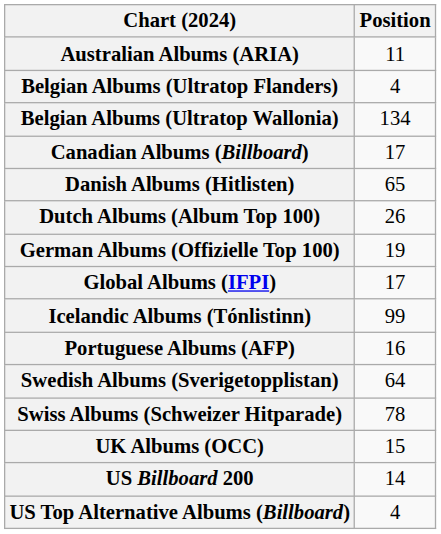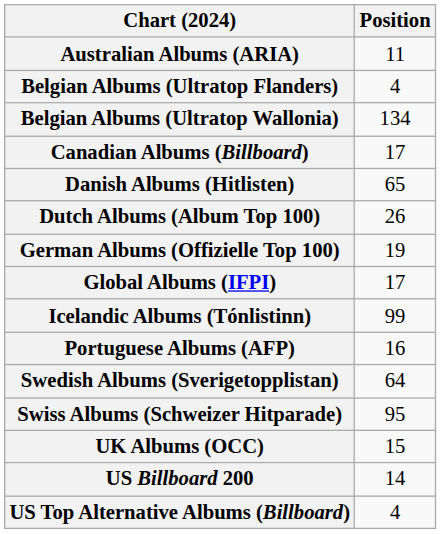(395, 413) 78 -> (395, 413) 95
